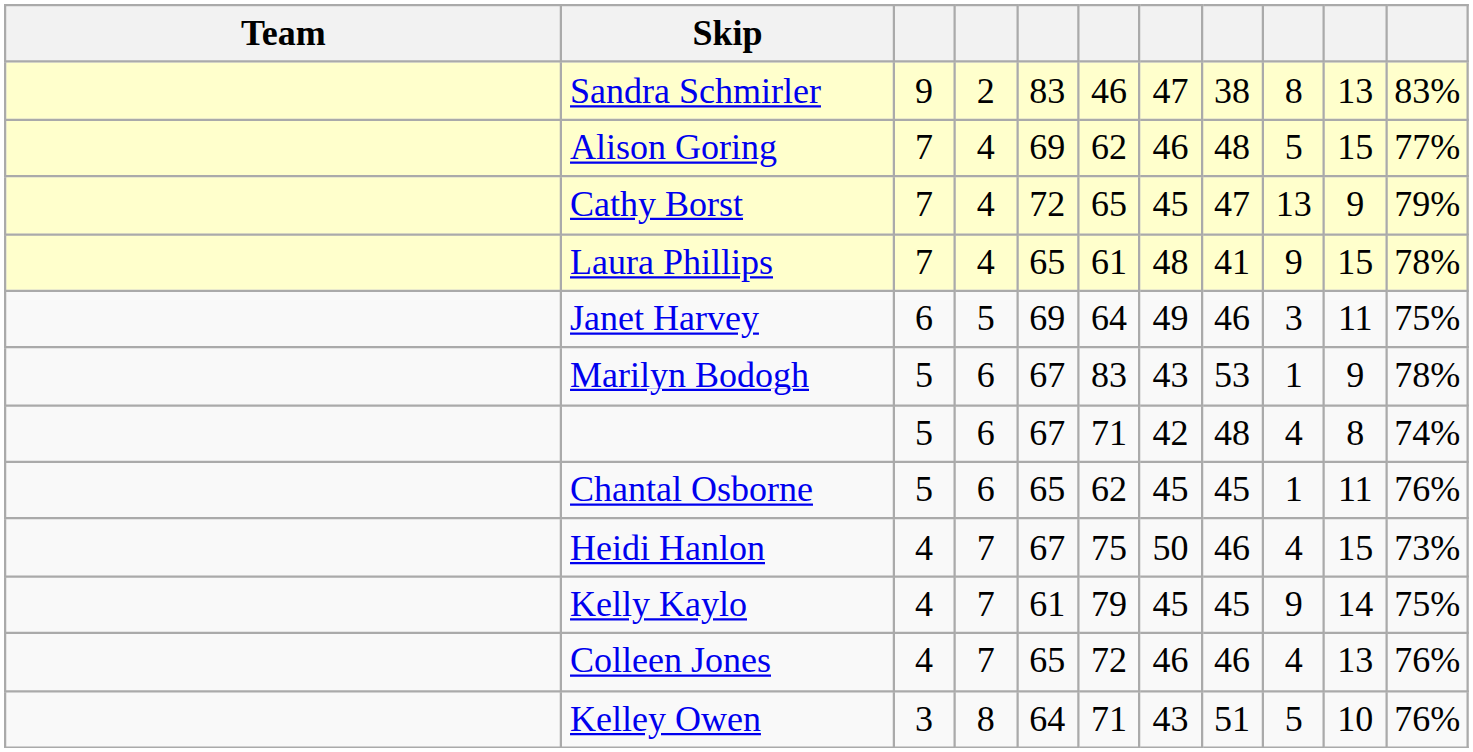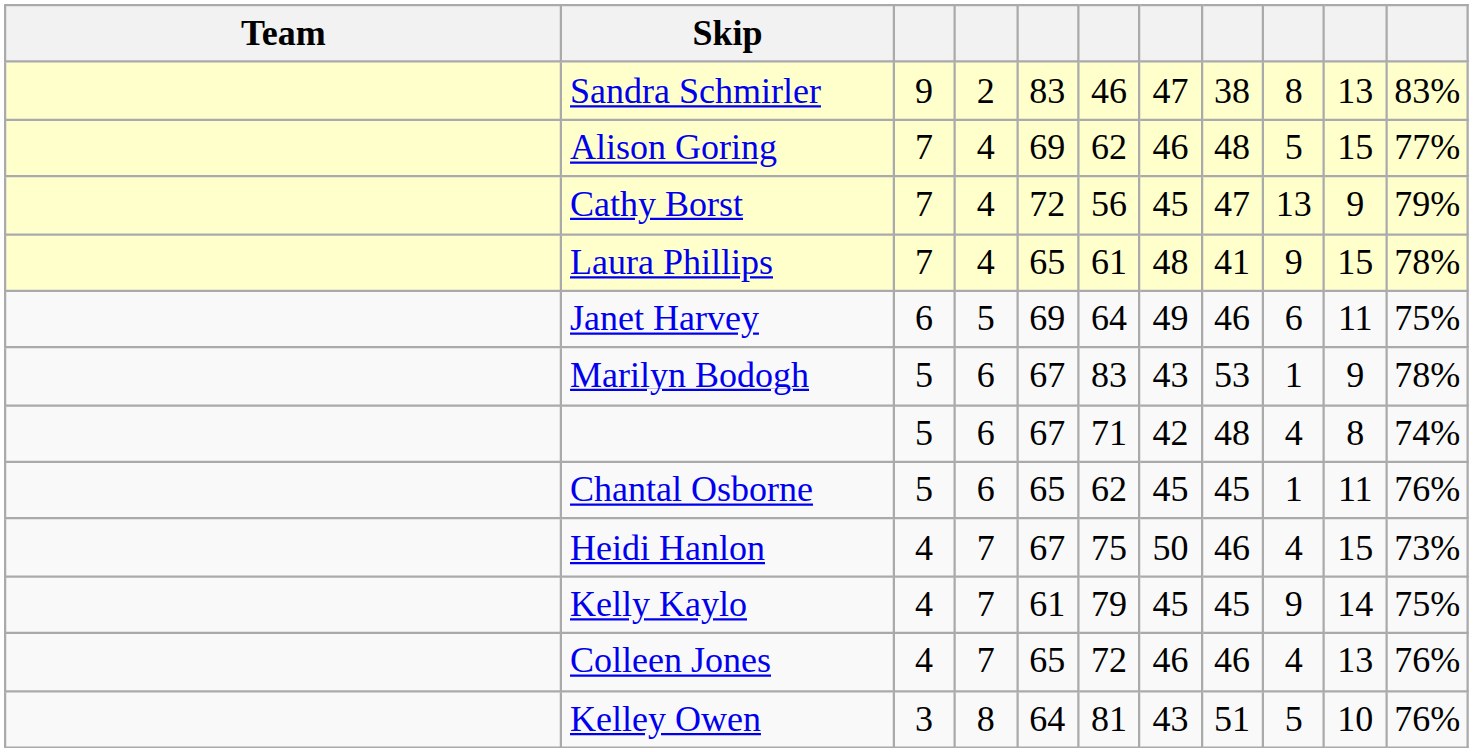(1109, 204) 65 -> (1109, 204) 56
(1294, 318) 3 -> (1294, 318) 6
(1109, 718) 71 -> (1109, 718) 81
